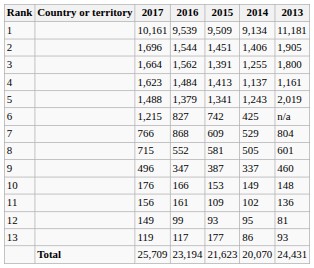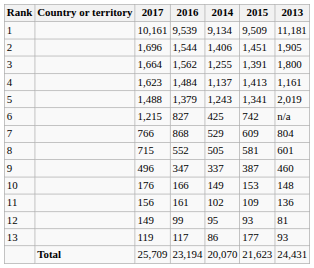columns swapped: (222, 13) <-> (257, 13)
